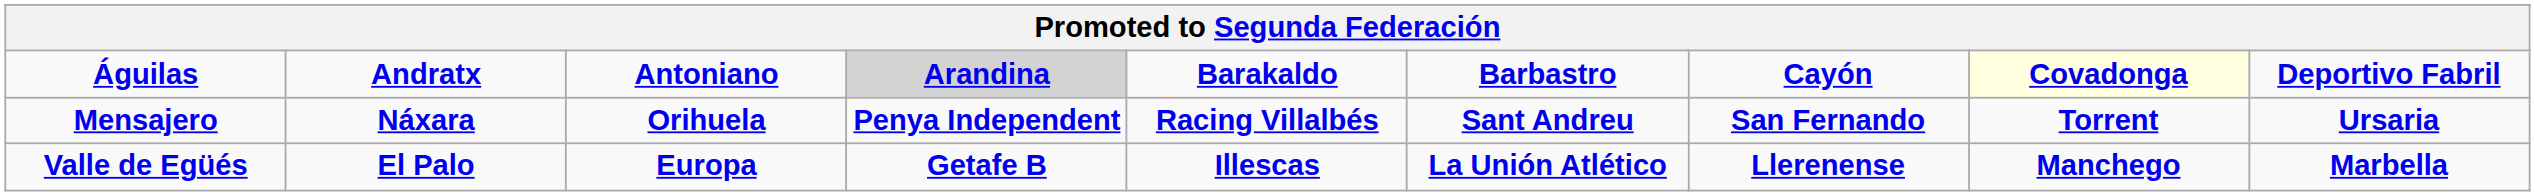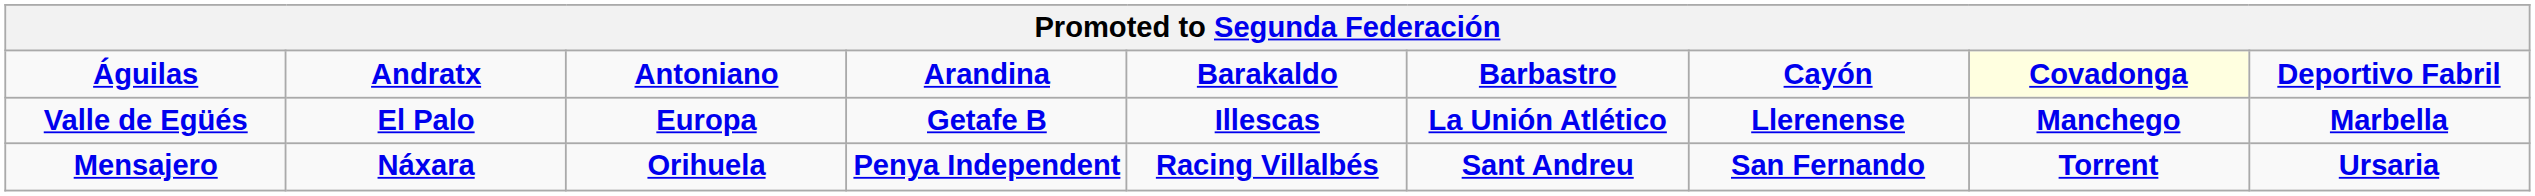(987, 73) lightgrey background -> (987, 73) no background
rows swapped: (146, 166) <-> (146, 119)
